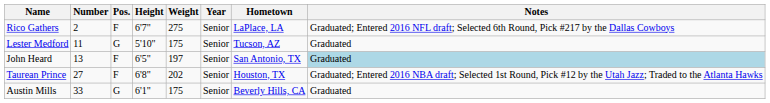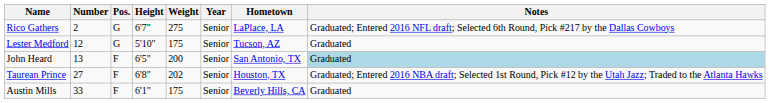(116, 28) F -> (117, 28) G
(78, 43) 11 -> (78, 43) 12
(176, 59) 197 -> (176, 59) 200
(117, 91) G -> (116, 91) F
